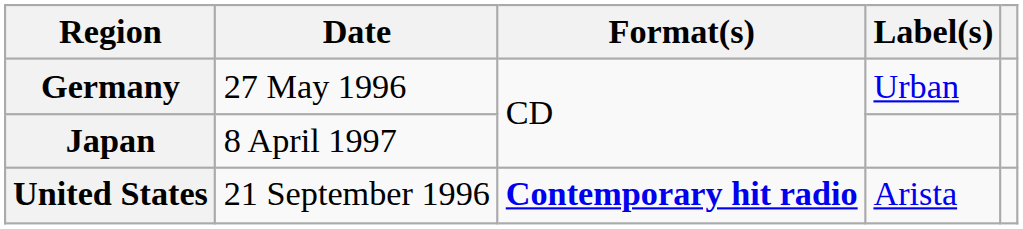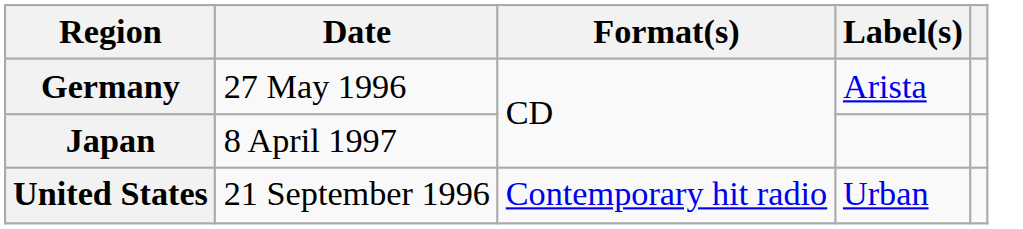(916, 85) Urban -> (885, 85) Arista
(682, 194) bold -> (666, 194) normal
(915, 194) Arista -> (886, 194) Urban
